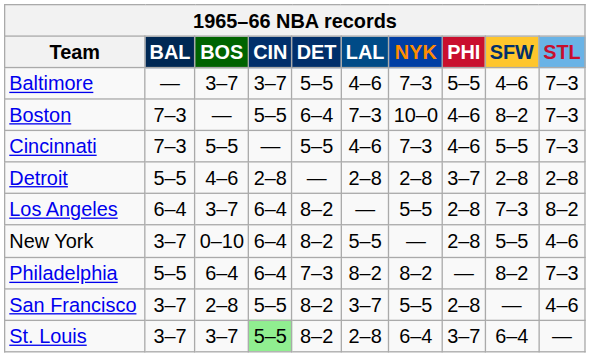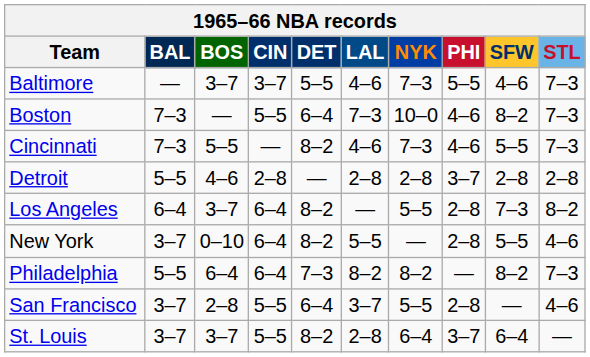(317, 147) 5–5 -> (317, 147) 8–2
(317, 304) 8–2 -> (317, 304) 6–4
(270, 336) lightgreen background -> (270, 336) no background
